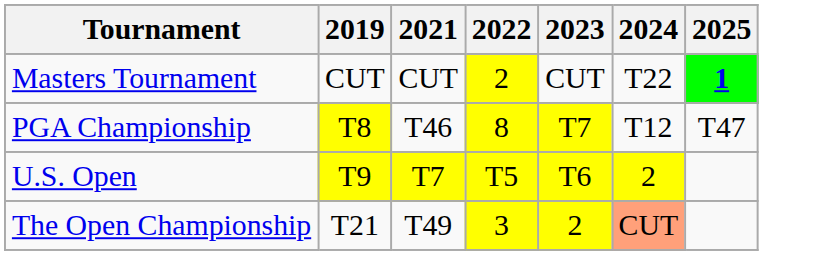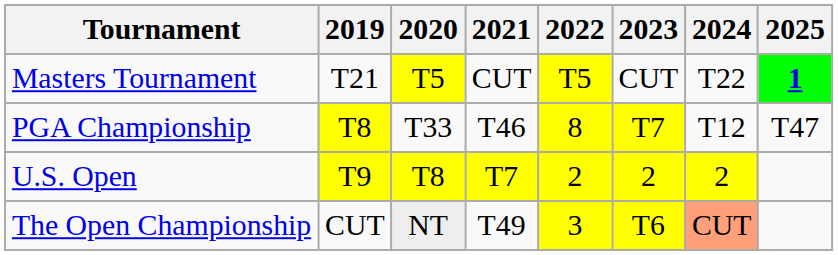+ column: (428, 29)
(355, 78) CUT -> (355, 78) T21
(502, 78) 2 -> (575, 78) T5
(502, 176) T5 -> (575, 176) 2
(575, 176) T6 -> (648, 176) 2
(355, 225) T21 -> (355, 225) CUT
(575, 225) 2 -> (648, 225) T6
